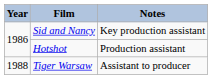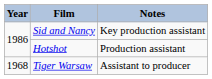(17, 66) 1988 -> (17, 66) 1968
